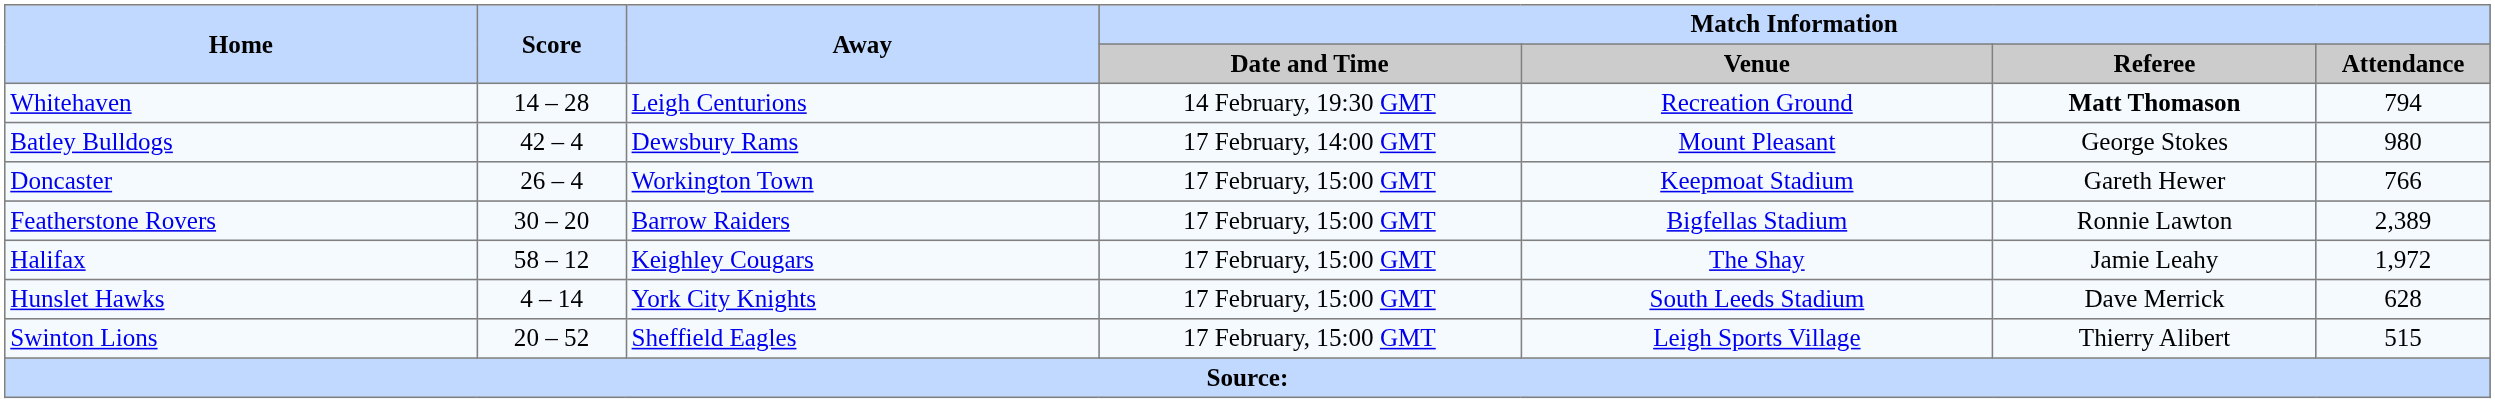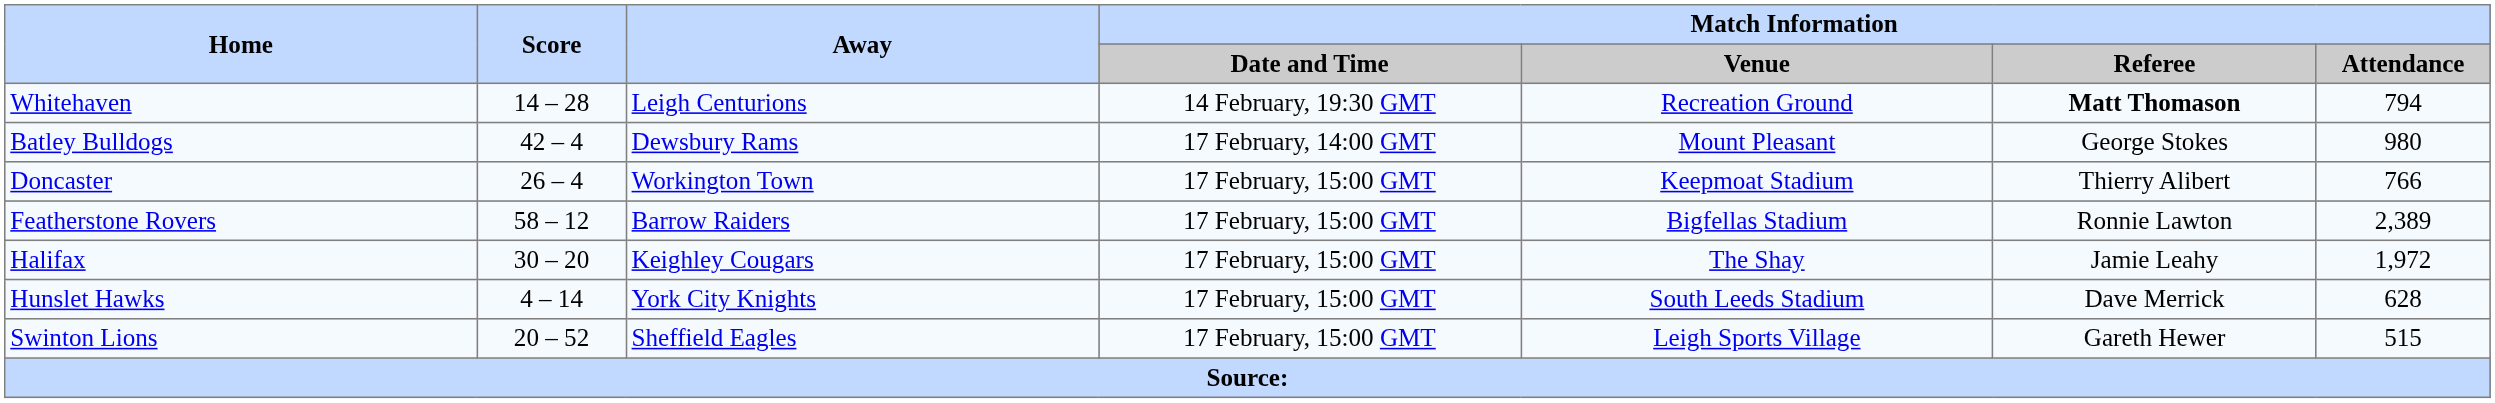(2155, 181) Gareth Hewer -> (2155, 181) Thierry Alibert
(552, 220) 30 – 20 -> (552, 220) 58 – 12
(552, 259) 58 – 12 -> (552, 259) 30 – 20
(2155, 338) Thierry Alibert -> (2155, 338) Gareth Hewer
